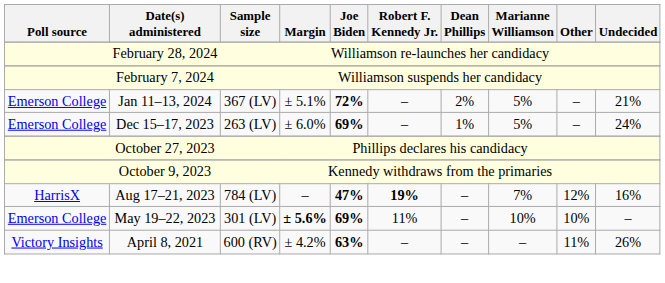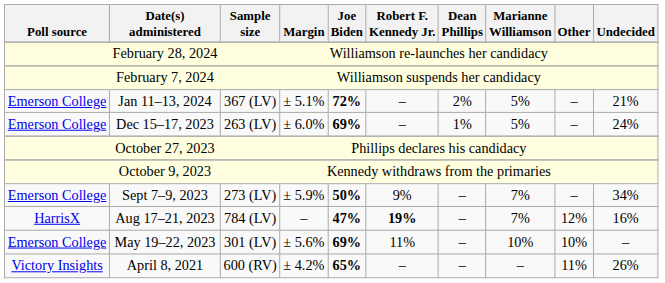+ row: (165, 195)
(305, 219) bold -> (304, 242) normal
(349, 242) 63% -> (347, 266) 65%
